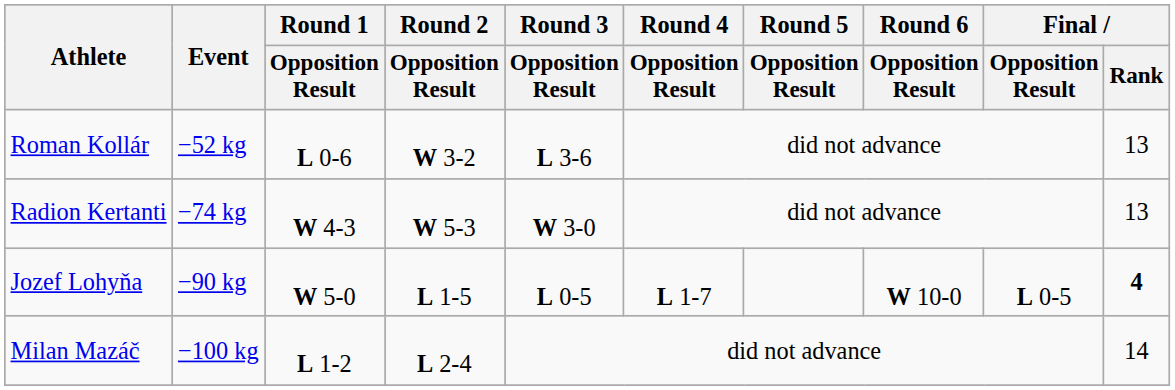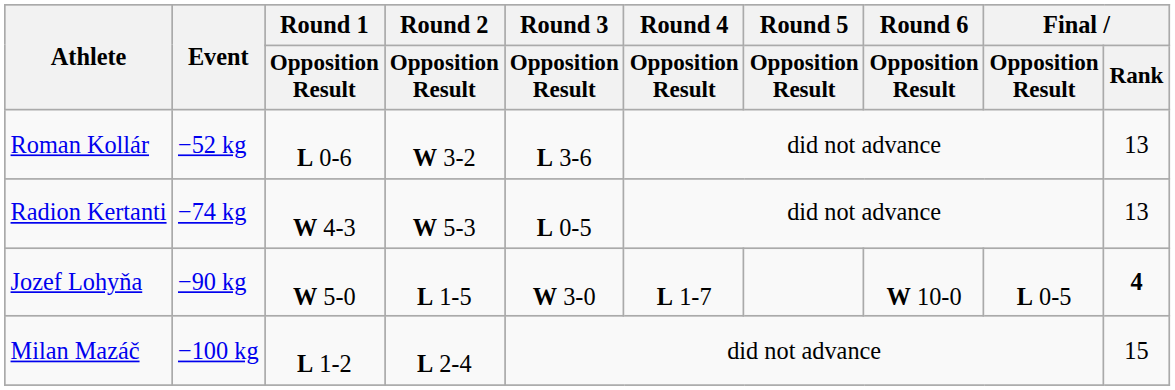(564, 227) W 3-0 -> (564, 227) L 0-5
(564, 296) L 0-5 -> (564, 296) W 3-0
(1136, 351) 14 -> (1136, 351) 15
